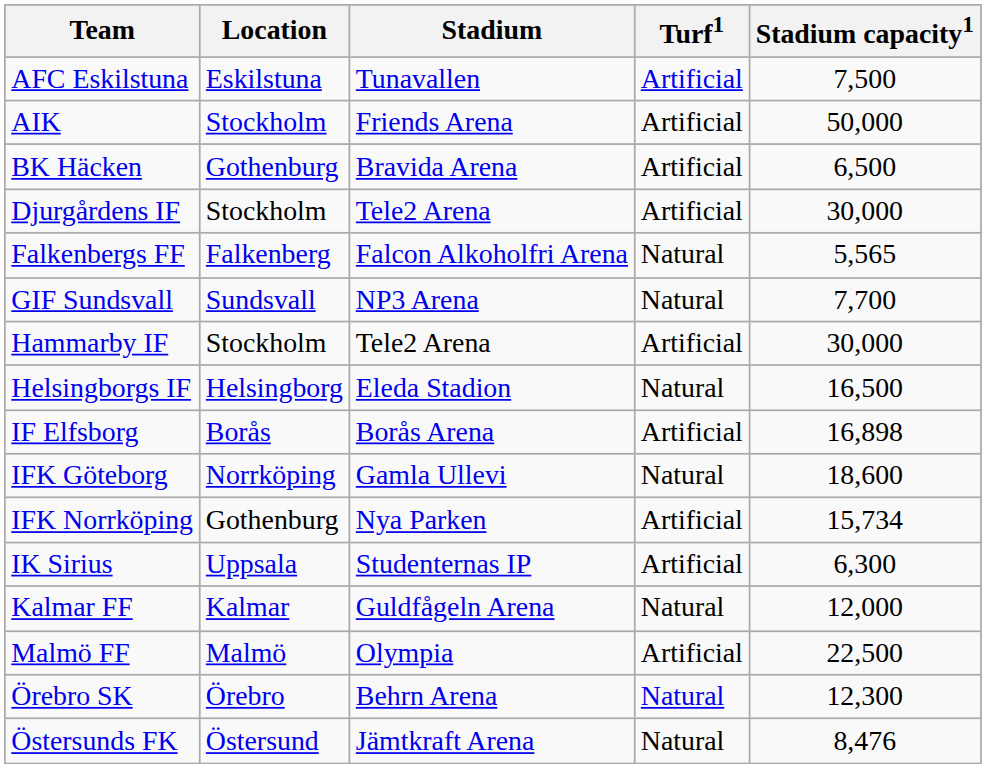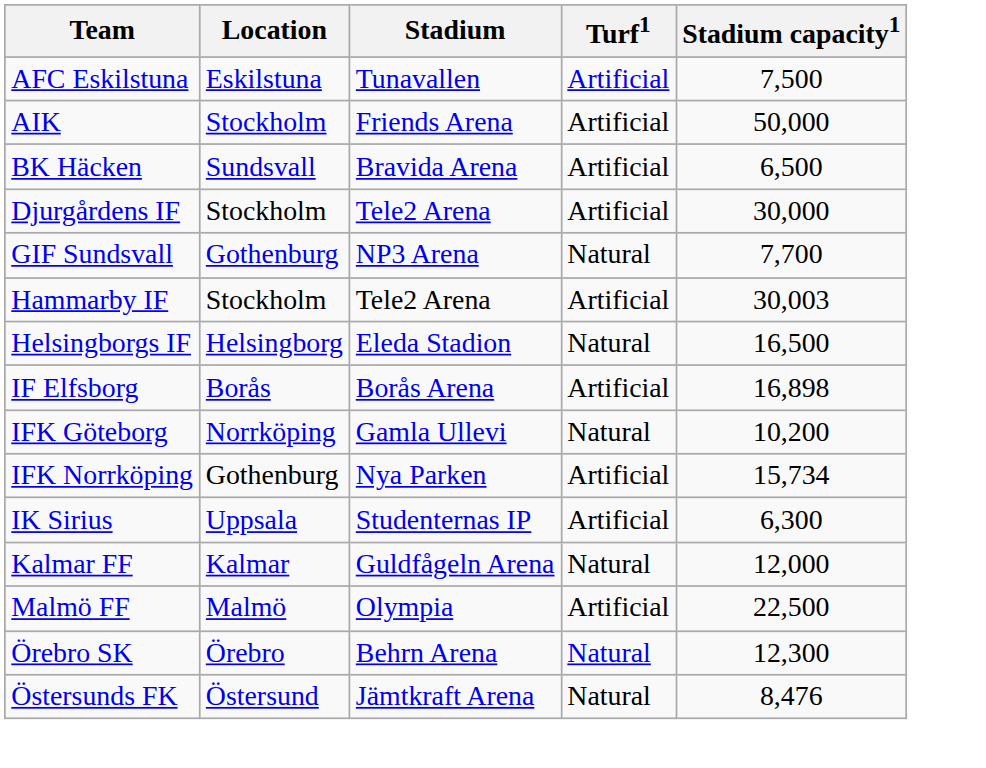(272, 166) Gothenburg -> (261, 166) Sundsvall
- row: (98, 254)
(261, 299) Sundsvall -> (272, 254) Gothenburg
(865, 343) 30,000 -> (791, 299) 30,003
(865, 475) 18,600 -> (791, 431) 10,200
